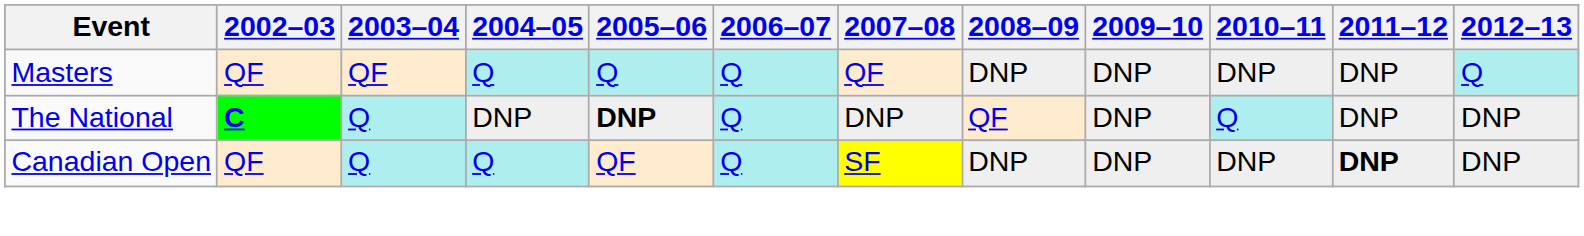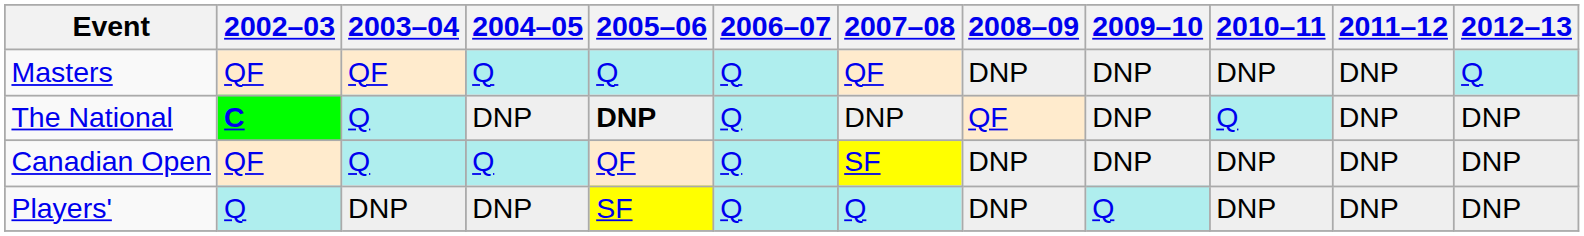(1369, 162) bold -> (1369, 162) normal
+ row: (62, 207)
